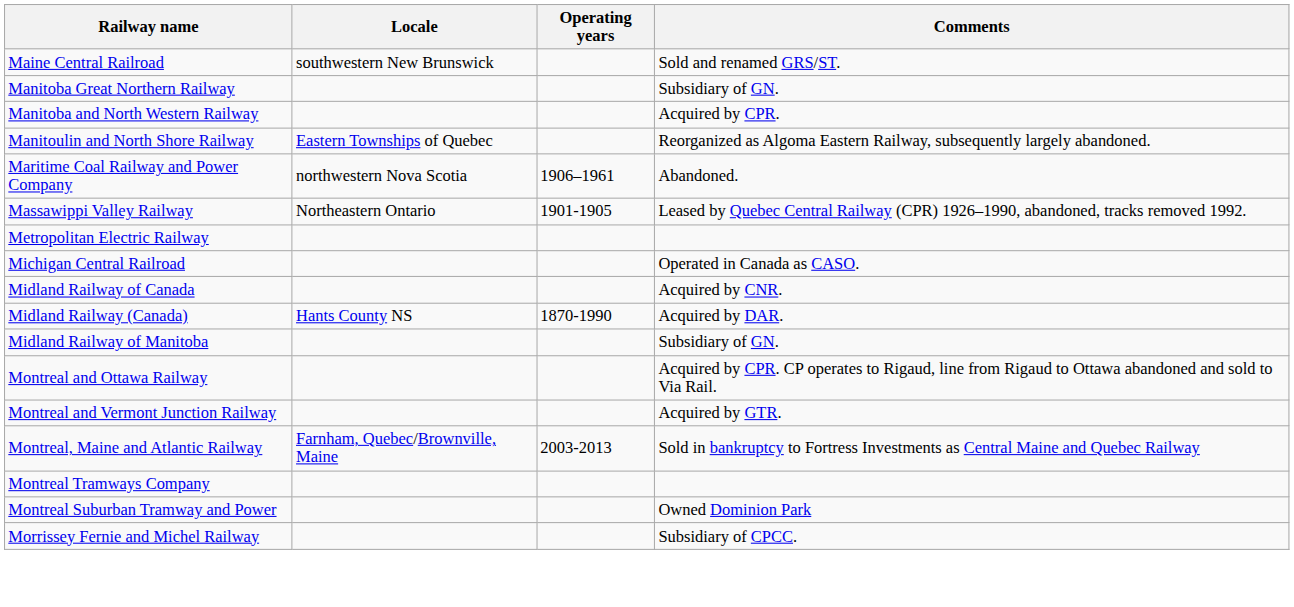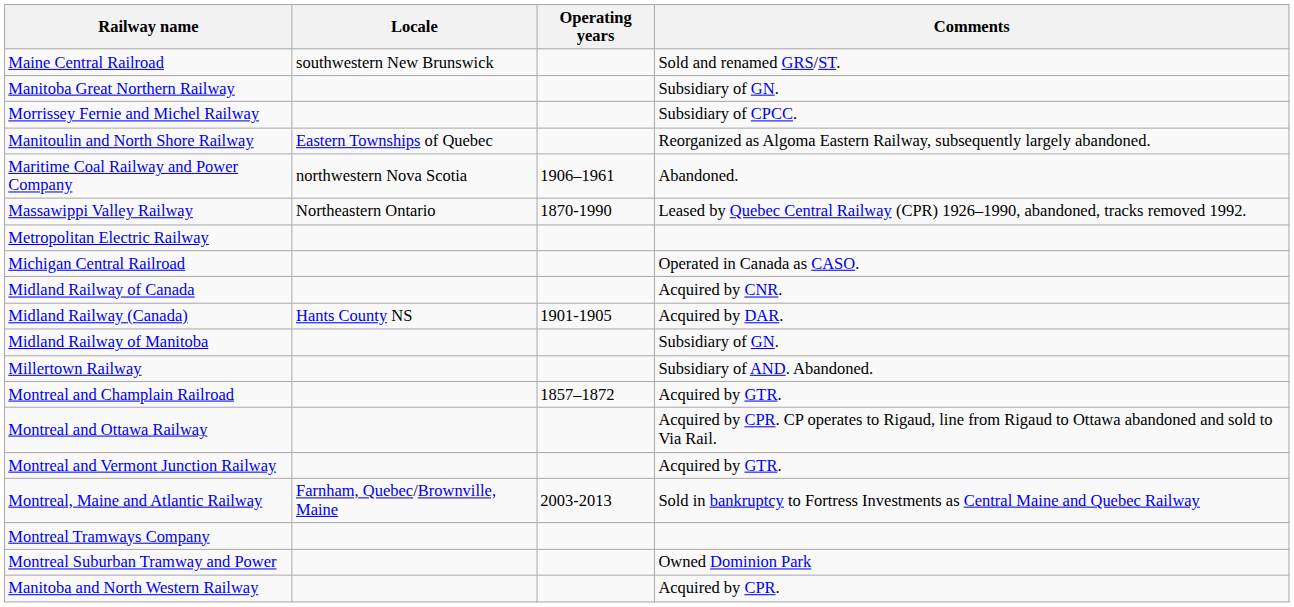rows swapped: (133, 114) <-> (134, 536)
(576, 211) 1901-1905 -> (576, 211) 1870-1990
(576, 316) 1870-1990 -> (576, 316) 1901-1905
+ row: (75, 368)
+ row: (121, 394)
